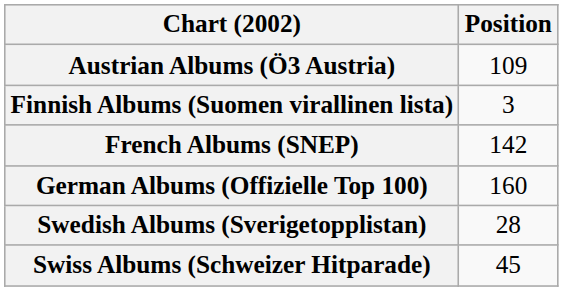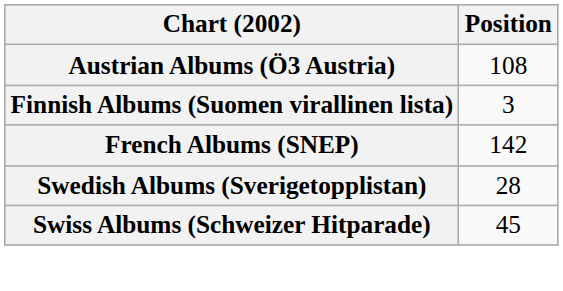(508, 64) 109 -> (508, 64) 108
- row: (232, 184)
